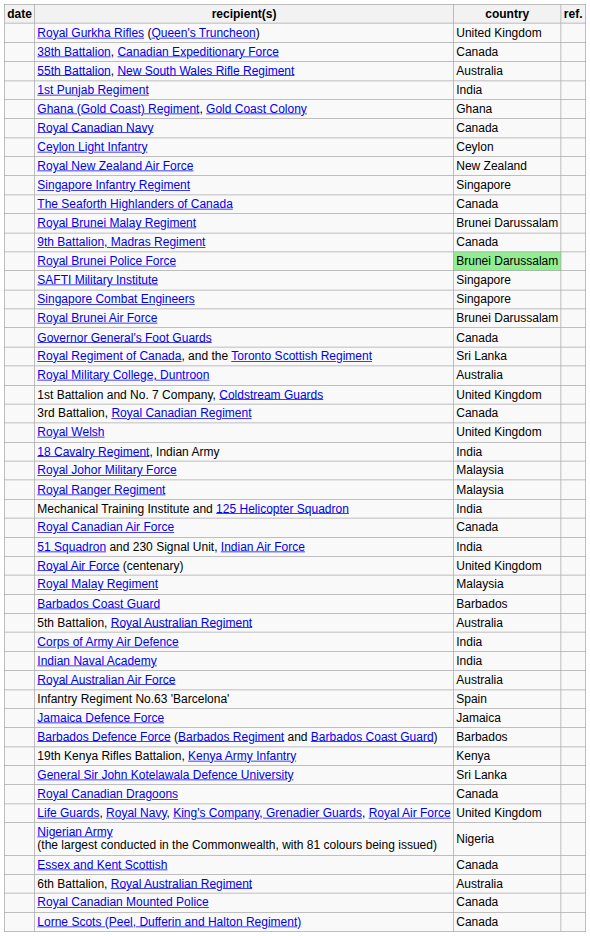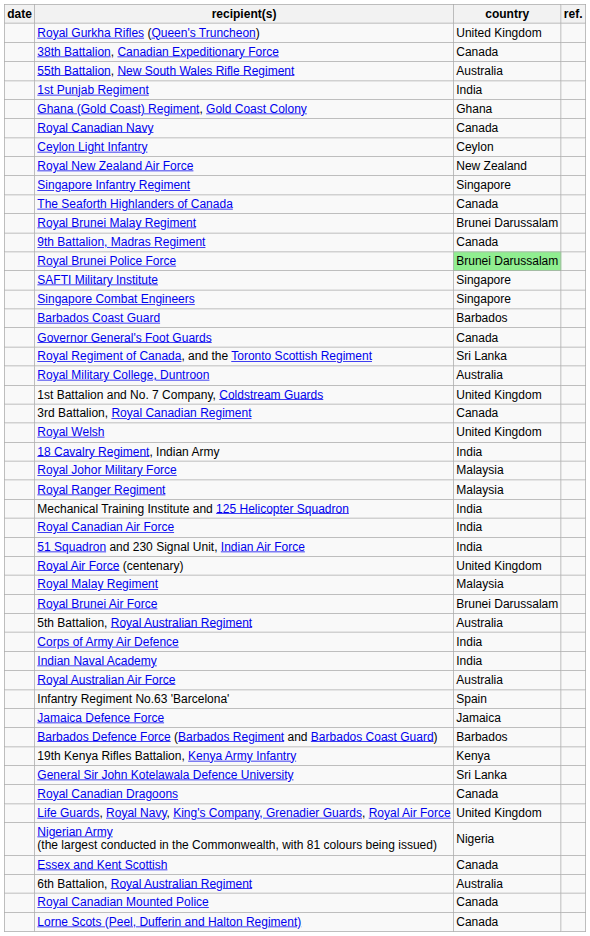rows swapped: (97, 318) <-> (99, 603)
(477, 527) Canada -> (469, 527) India
